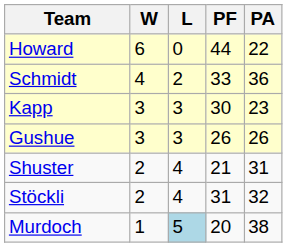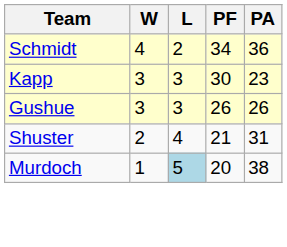- row: (41, 49)
(221, 78) 33 -> (221, 49) 34
- row: (36, 197)
